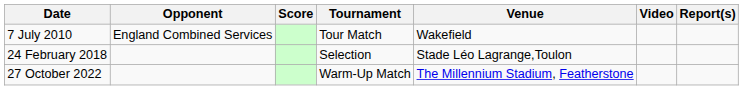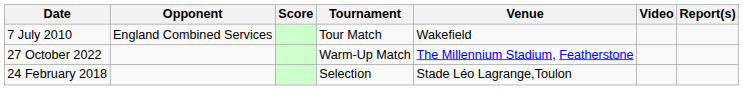rows swapped: (57, 54) <-> (54, 74)
